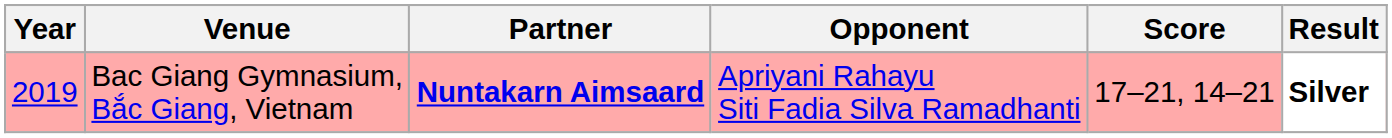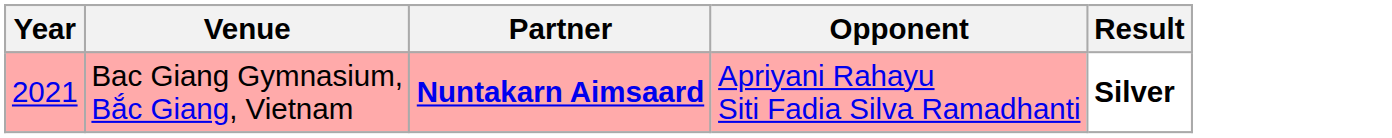- column: (1185, 29)
(45, 92) 2019 -> (45, 92) 2021
